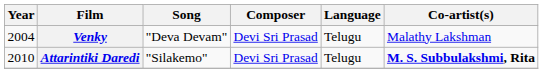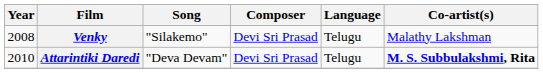(21, 36) 2004 -> (21, 36) 2008
(186, 36) "Deva Devam" -> (177, 36) "Silakemo"
(177, 57) "Silakemo" -> (186, 57) "Deva Devam"
